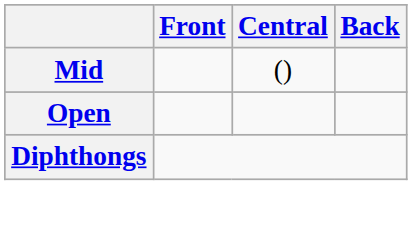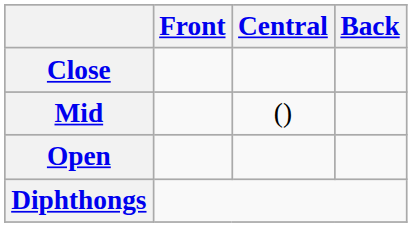+ row: (79, 69)
